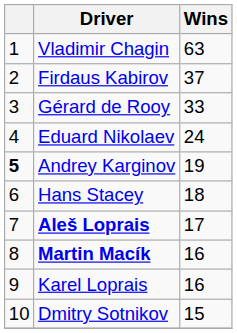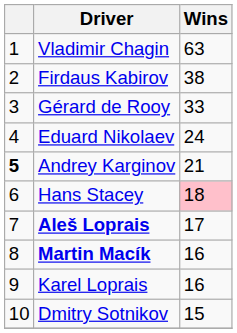(194, 78) 37 -> (194, 78) 38
(194, 166) 19 -> (194, 166) 21
(194, 195) no background -> (194, 195) pink background
